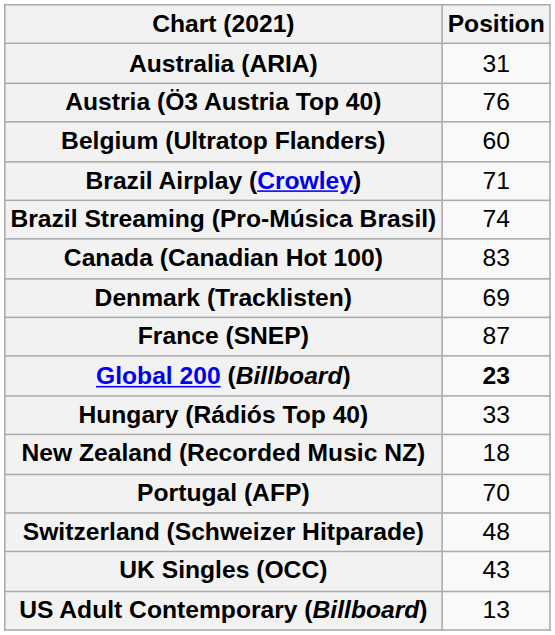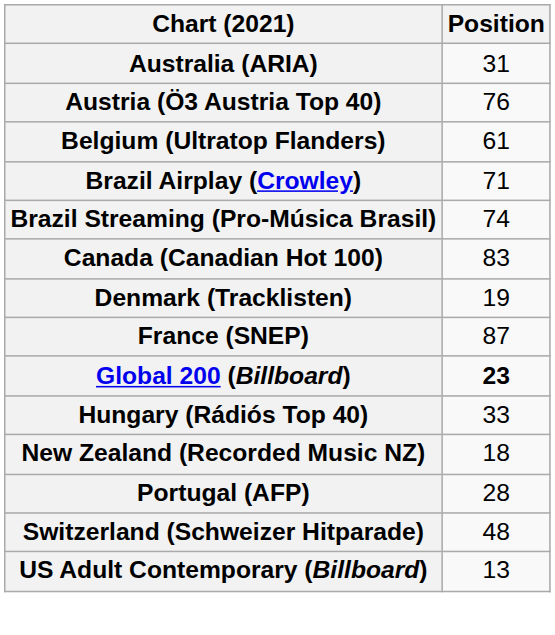(496, 141) 60 -> (496, 141) 61
(496, 297) 69 -> (496, 297) 19
(496, 492) 70 -> (496, 492) 28
- row: (223, 571)
